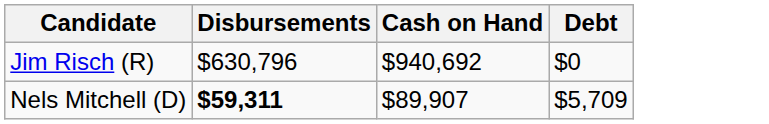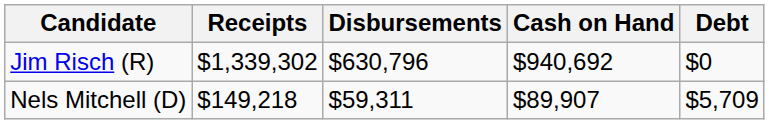+ column: (257, 23)
(240, 99) bold -> (371, 99) normal
